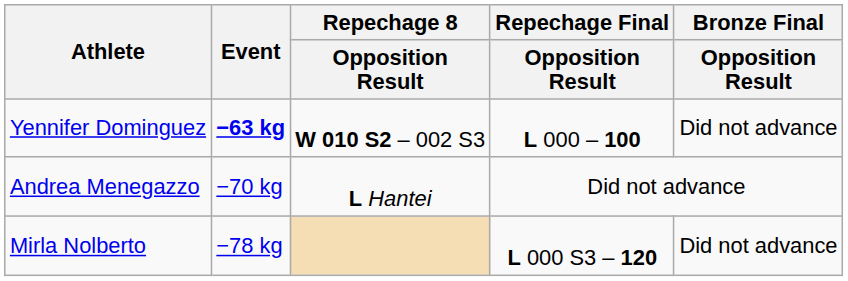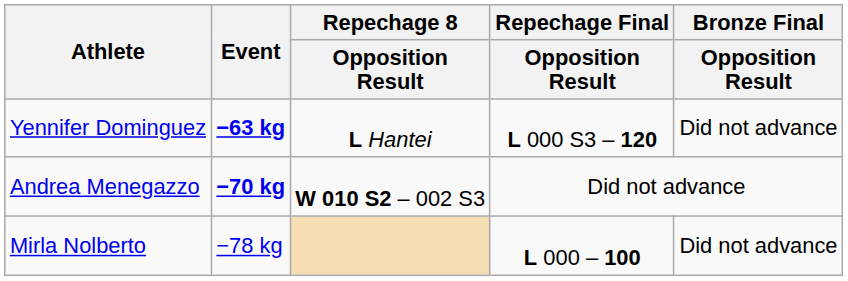(390, 140) W 010 S2 – 002 S3 -> (390, 140) L Hantei
(582, 140) L 000 – 100 -> (582, 140) L 000 S3 – 120
(249, 187) normal -> (251, 187) bold
(390, 199) L Hantei -> (390, 199) W 010 S2 – 002 S3
(582, 258) L 000 S3 – 120 -> (582, 258) L 000 – 100
